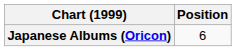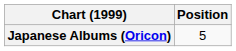(203, 35) 6 -> (203, 35) 5
